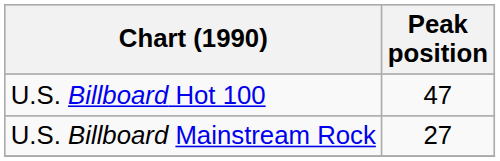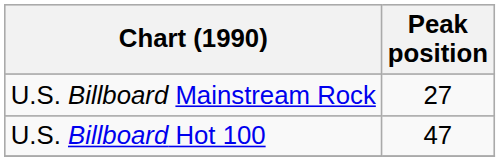rows swapped: (138, 94) <-> (193, 135)
